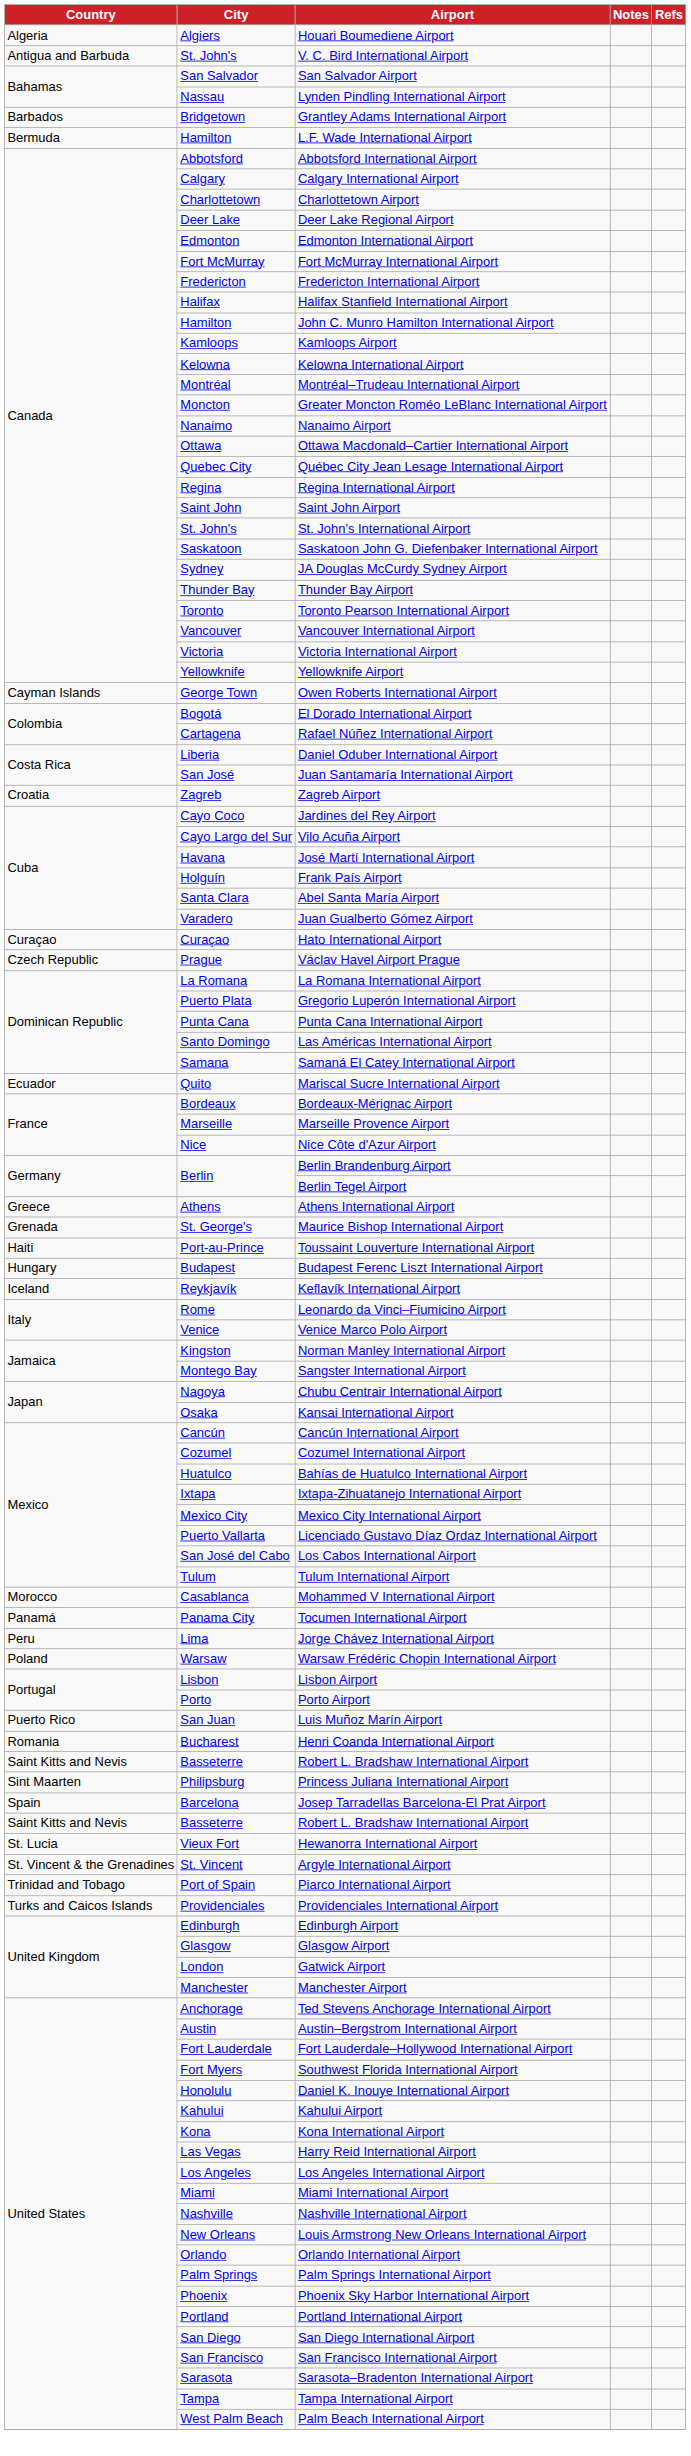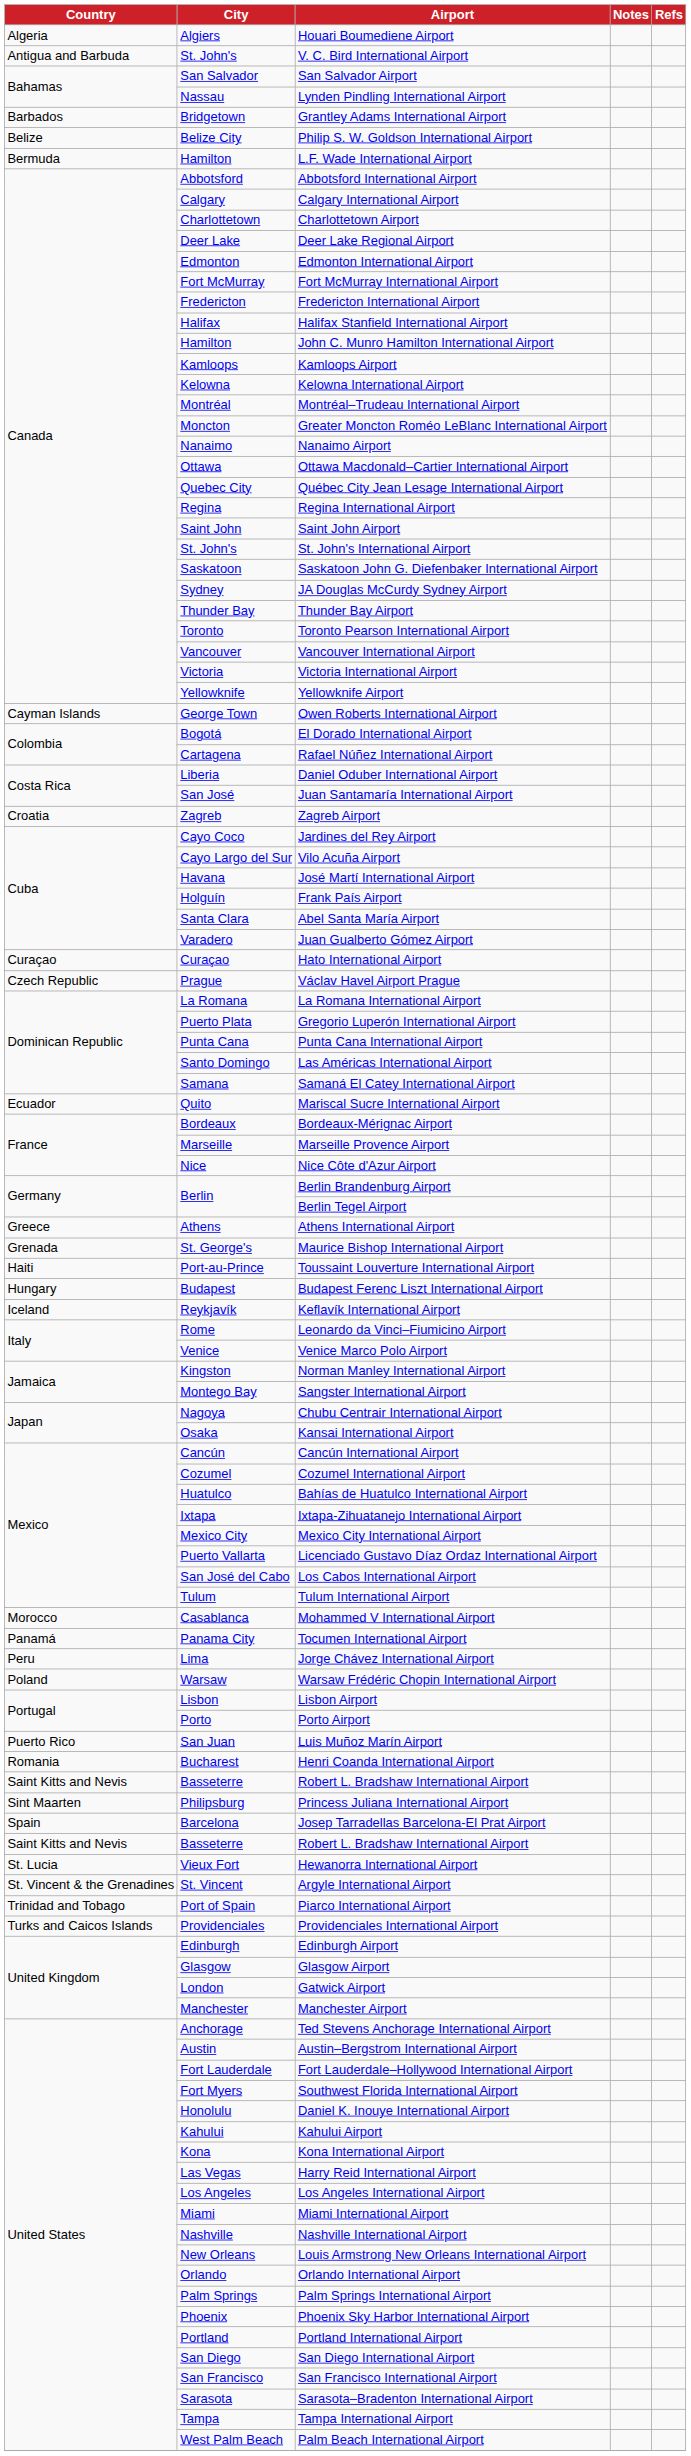+ row: (211, 138)
